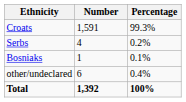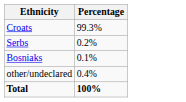- column: (101, 12)
